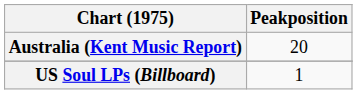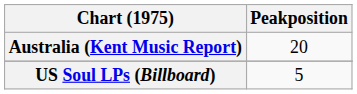(299, 74) 1 -> (299, 74) 5
